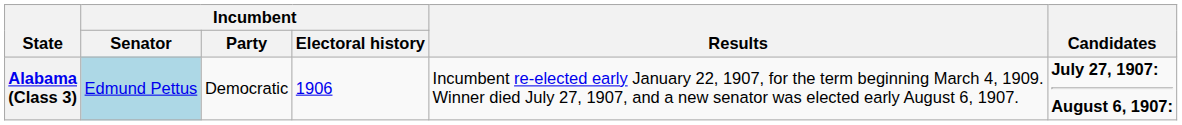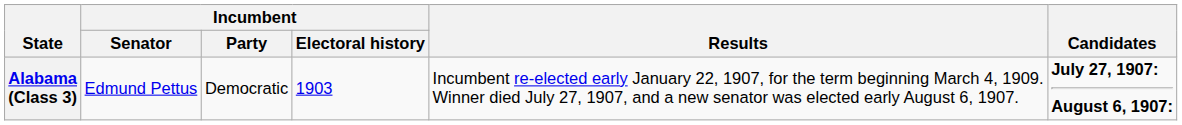(141, 88) lightblue background -> (141, 88) no background
(314, 88) 1906 -> (314, 88) 1903
